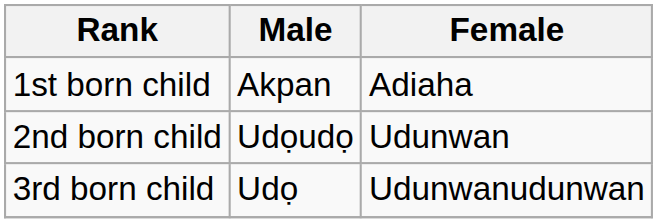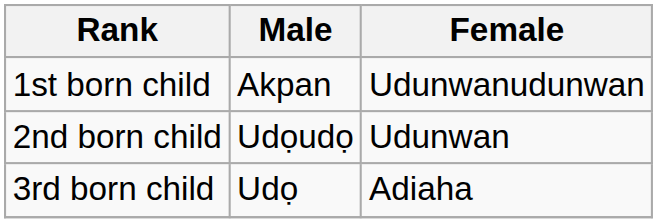(421, 83) Adiaha -> (507, 83) Udunwanudunwan
(507, 189) Udunwanudunwan -> (421, 189) Adiaha
